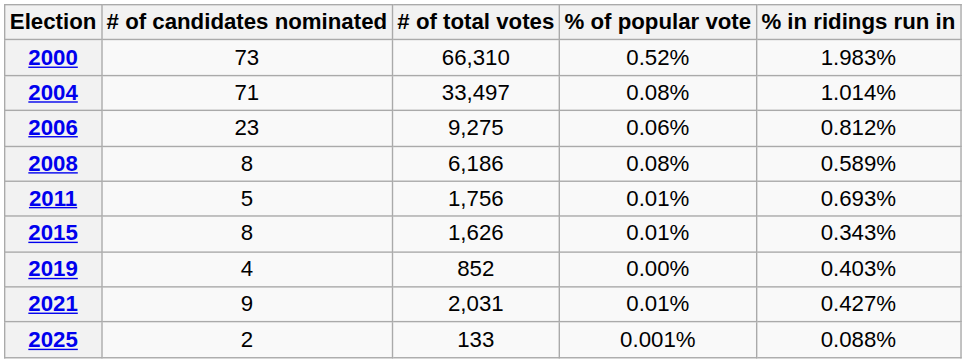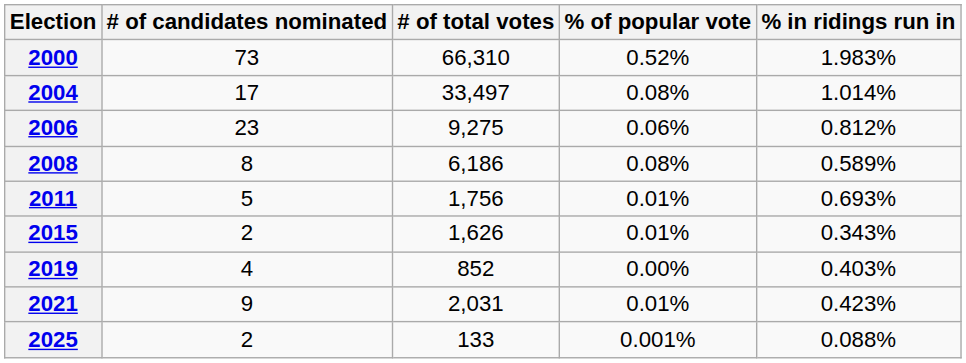(247, 92) 71 -> (247, 92) 17
(247, 233) 8 -> (247, 233) 2
(858, 304) 0.427% -> (858, 304) 0.423%
